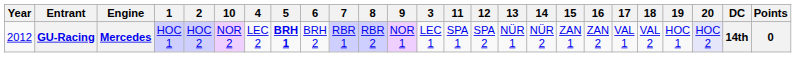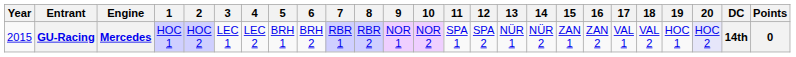columns swapped: (431, 13) <-> (229, 13)
(19, 37) 2012 -> (19, 37) 2015
(286, 37) bold -> (283, 37) normal
